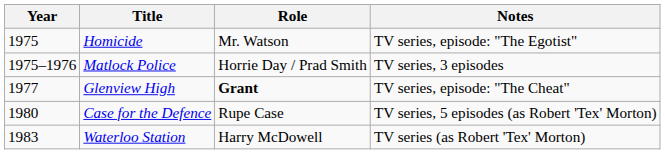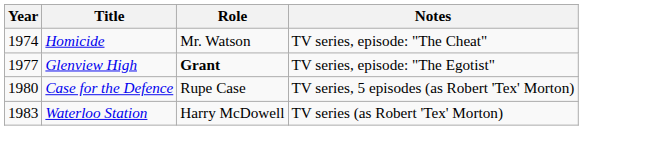(23, 40) 1975 -> (23, 40) 1974
(476, 40) TV series, episode: "The Egotist" -> (389, 40) TV series, episode: "The Cheat"
- row: (130, 64)
(472, 88) TV series, episode: "The Cheat" -> (393, 64) TV series, episode: "The Egotist"
